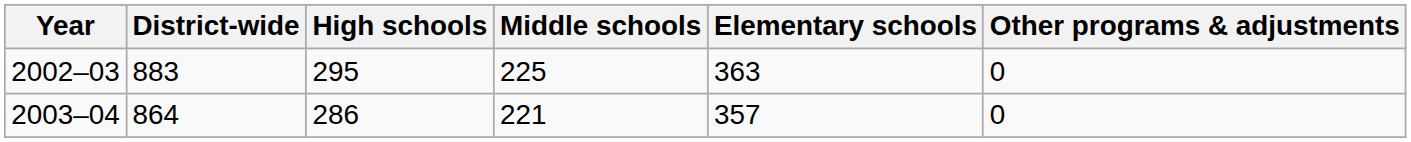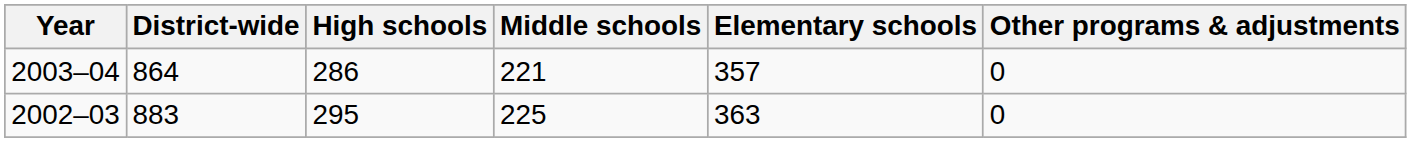rows swapped: (65, 114) <-> (65, 70)
